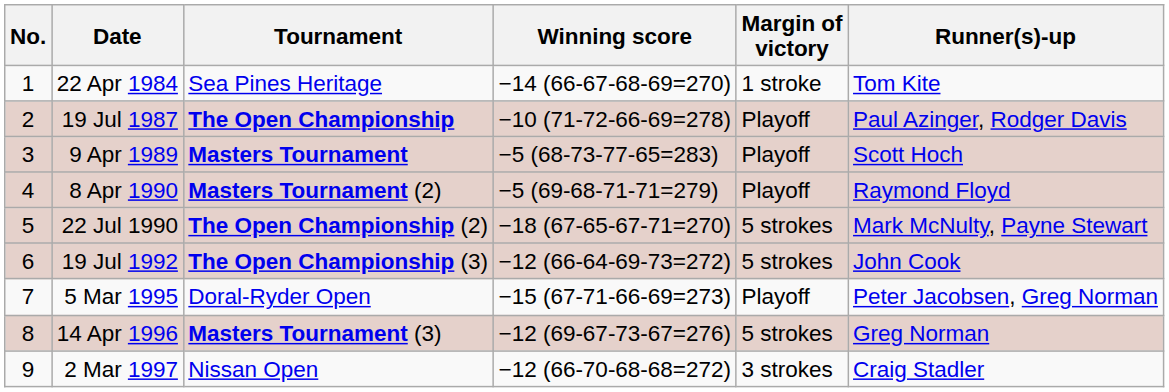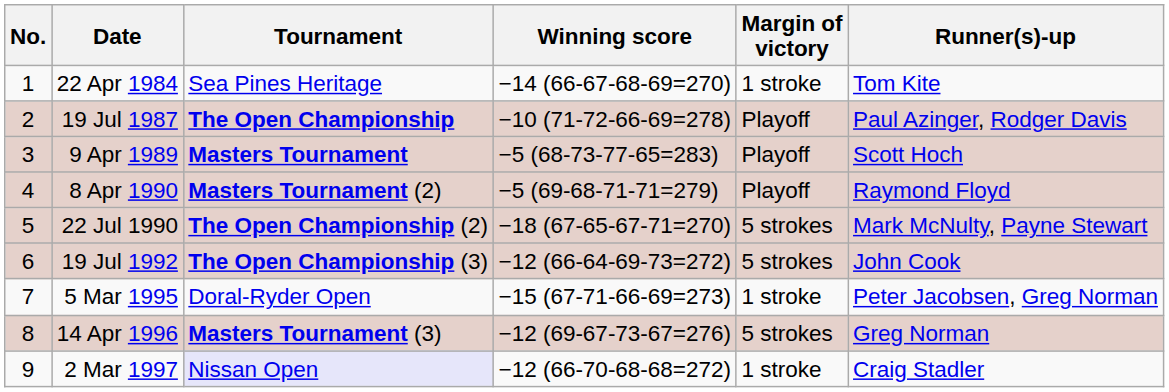(776, 297) Playoff -> (781, 297) 1 stroke
(253, 368) no background -> (253, 368) lavender background
(787, 368) 3 strokes -> (781, 368) 1 stroke
